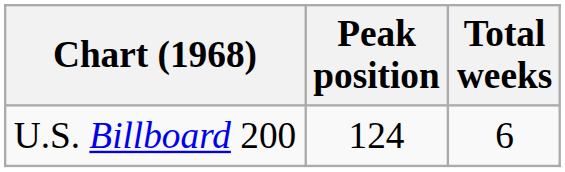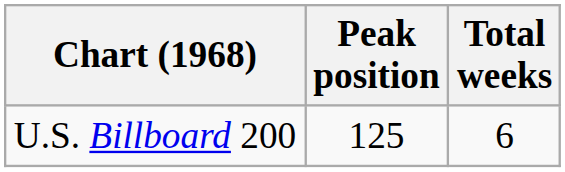(377, 135) 124 -> (377, 135) 125
